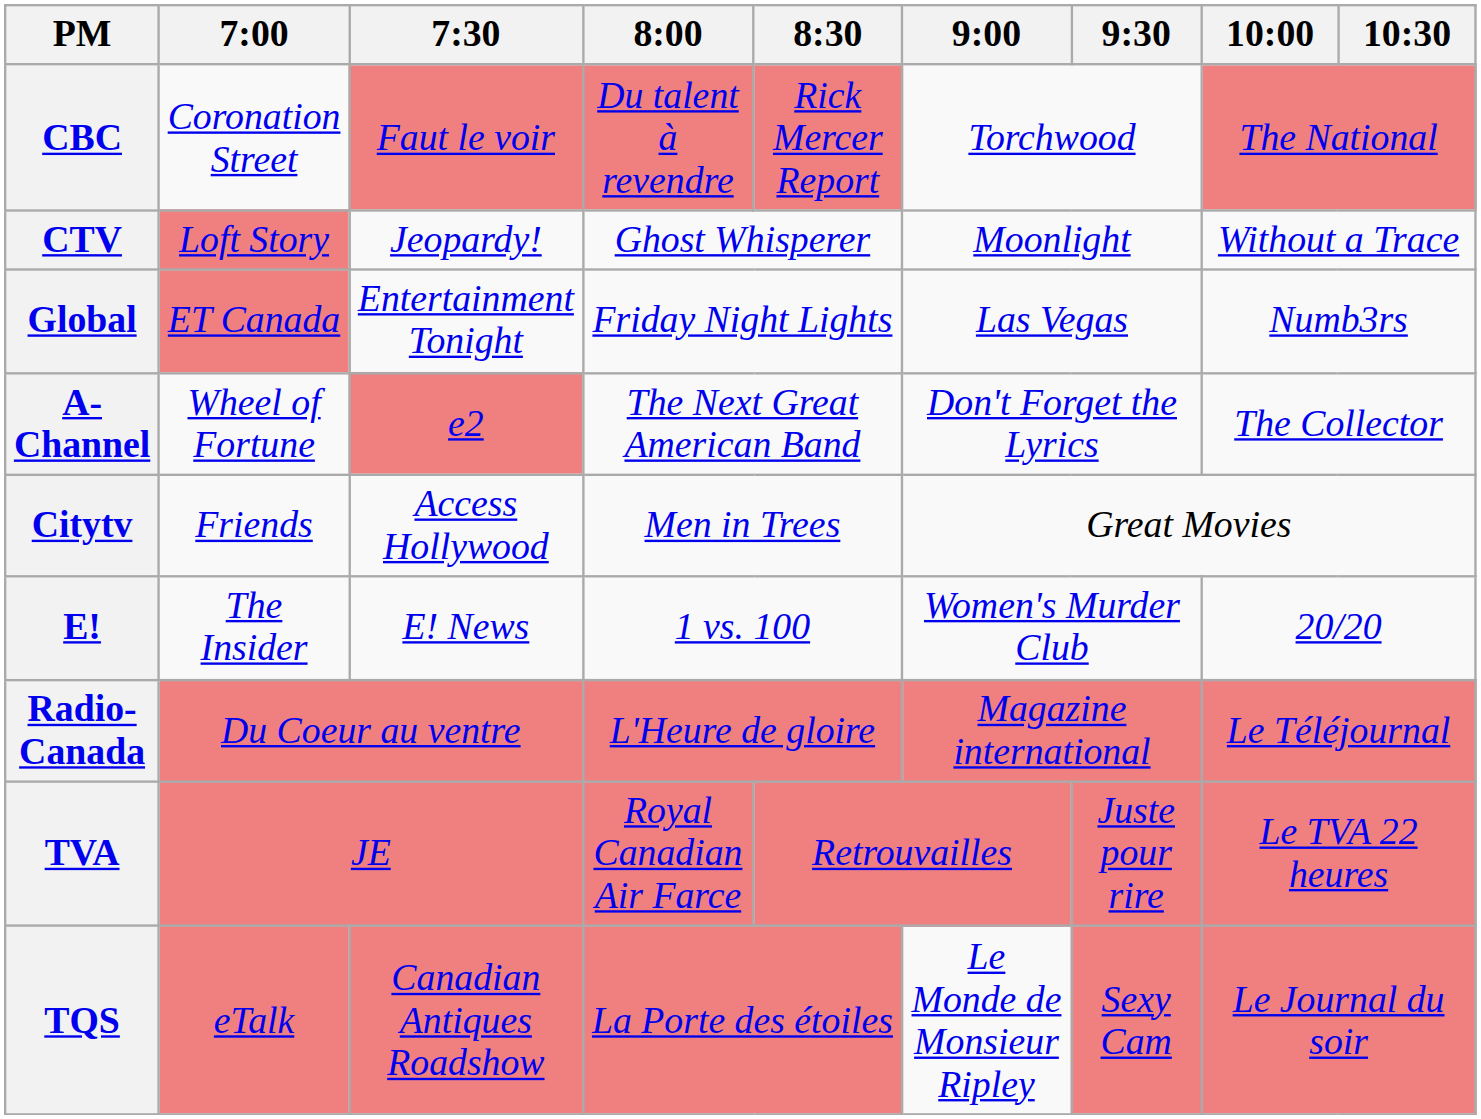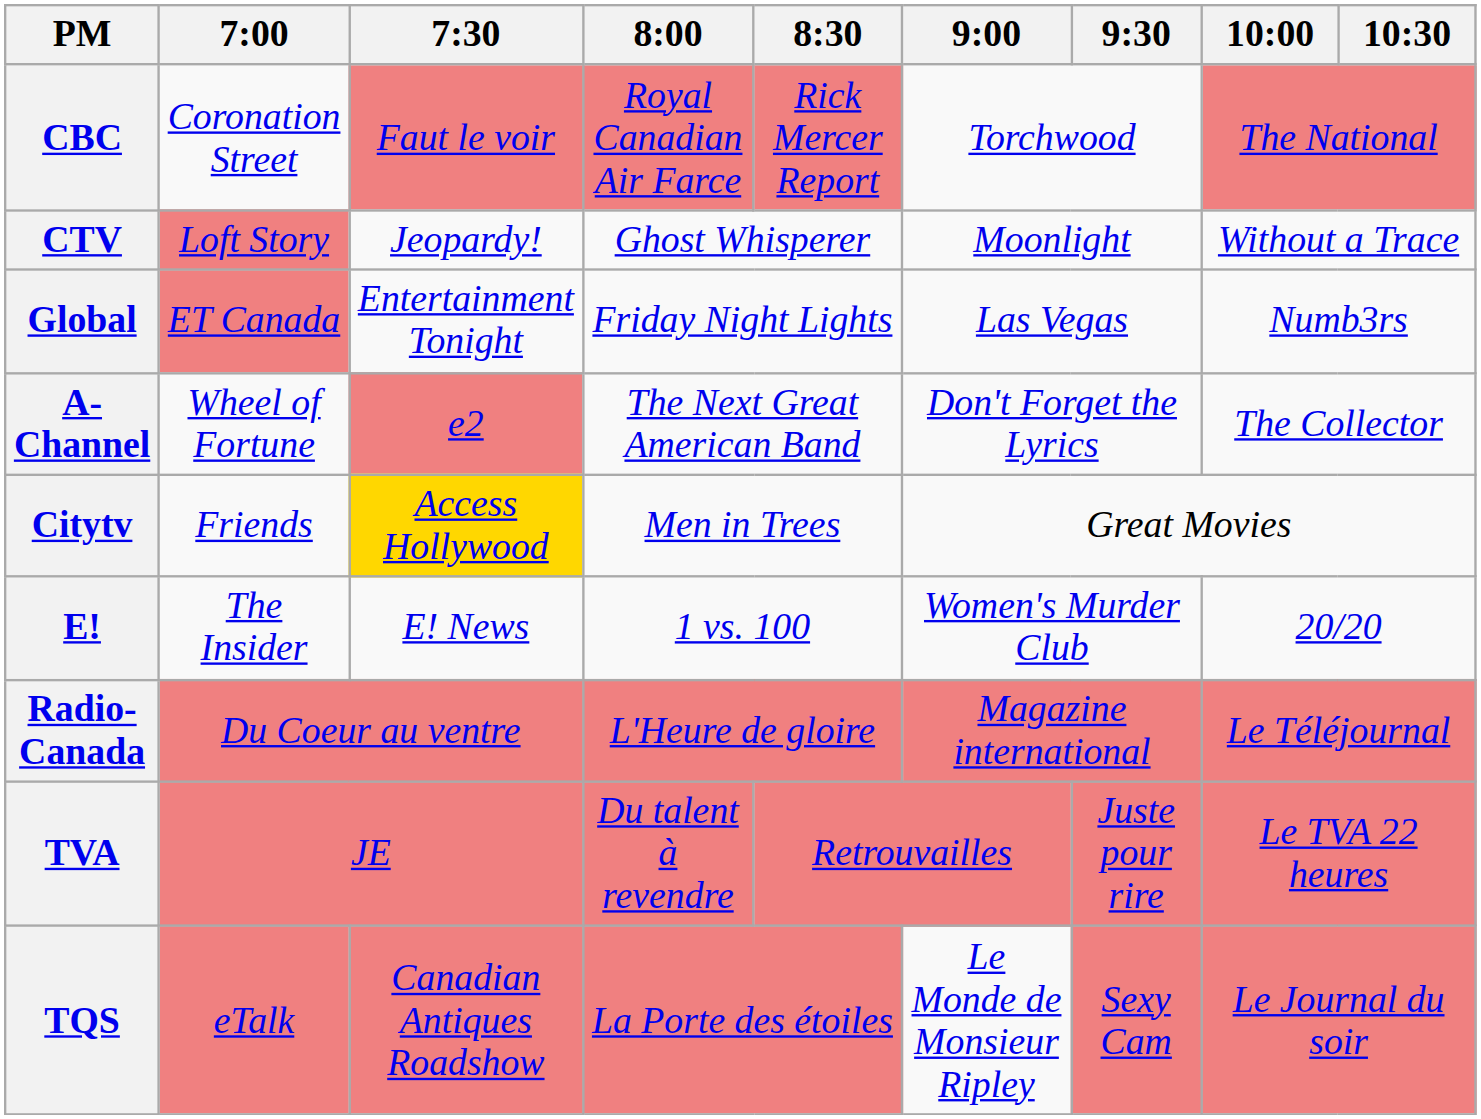(668, 136) Du talent à revendre -> (668, 136) Royal Canadian Air Farce
(466, 525) no background -> (466, 525) gold background
(668, 853) Royal Canadian Air Farce -> (668, 853) Du talent à revendre
